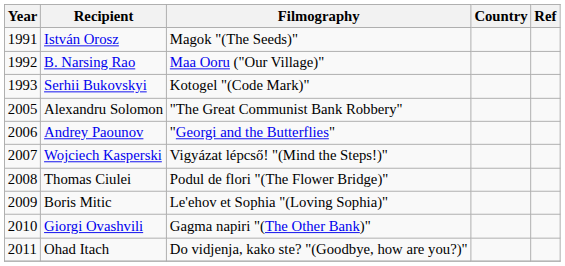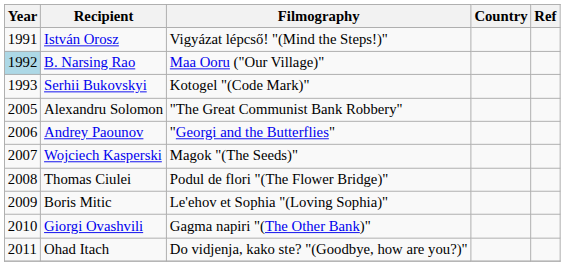(234, 39) Magok "(The Seeds)" -> (279, 39) Vigyázat lépcső! "(Mind the Steps!)"
(23, 62) no background -> (23, 62) lightblue background
(279, 156) Vigyázat lépcső! "(Mind the Steps!)" -> (234, 156) Magok "(The Seeds)"
